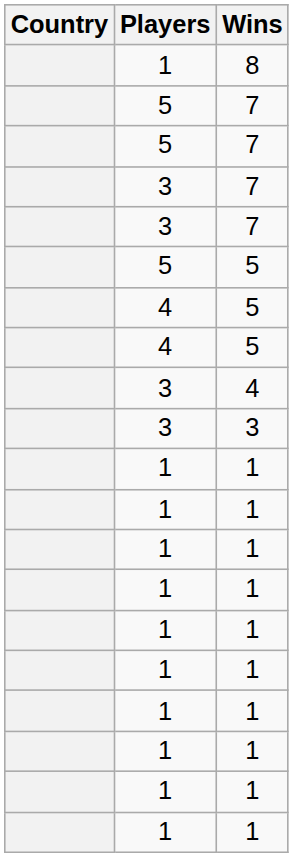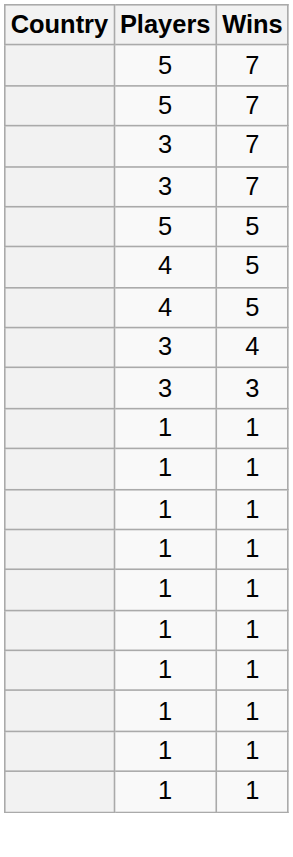- row: (165, 65)
